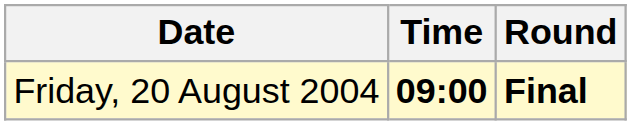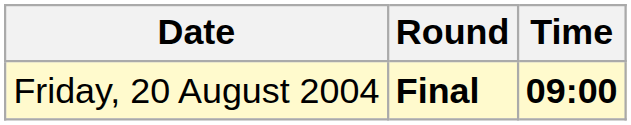columns swapped: (442, 32) <-> (561, 32)
